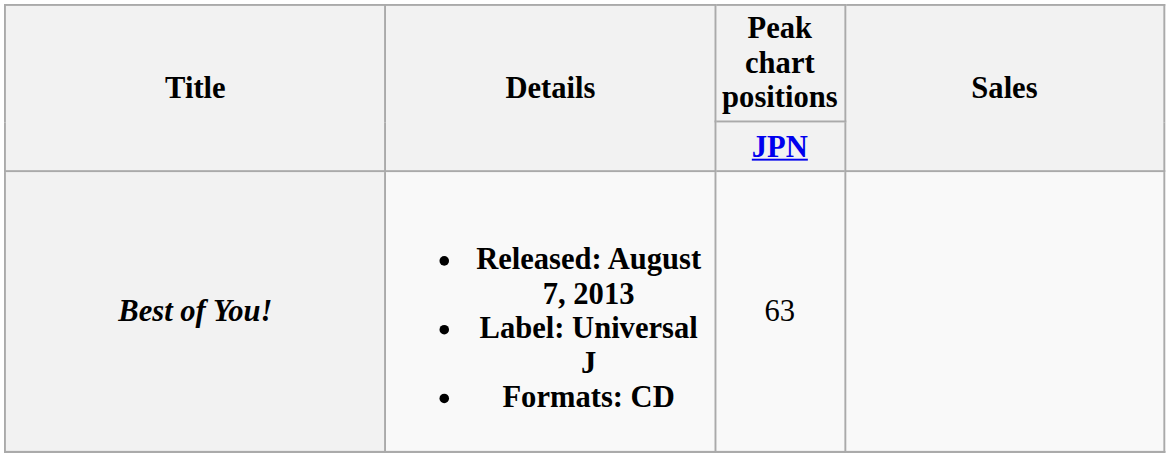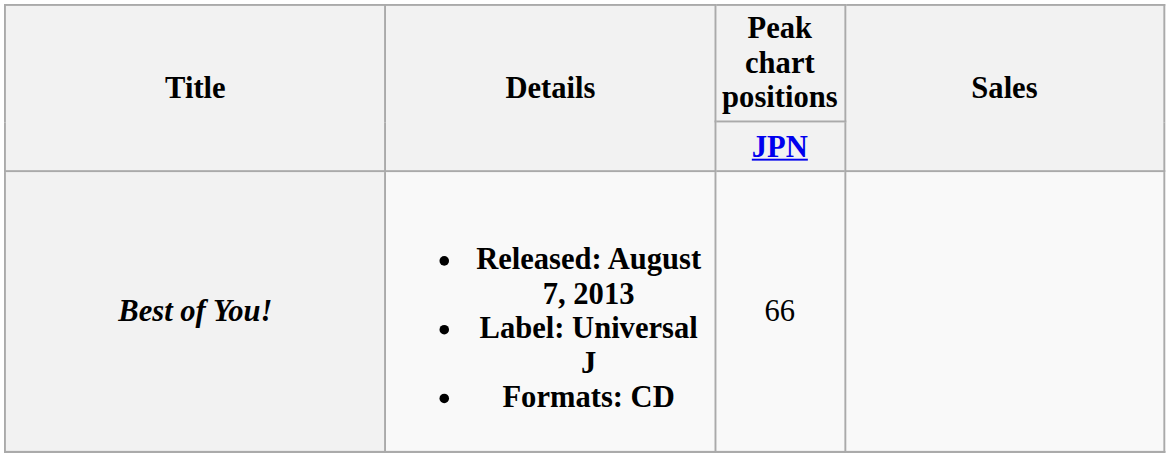(780, 310) 63 -> (780, 310) 66
